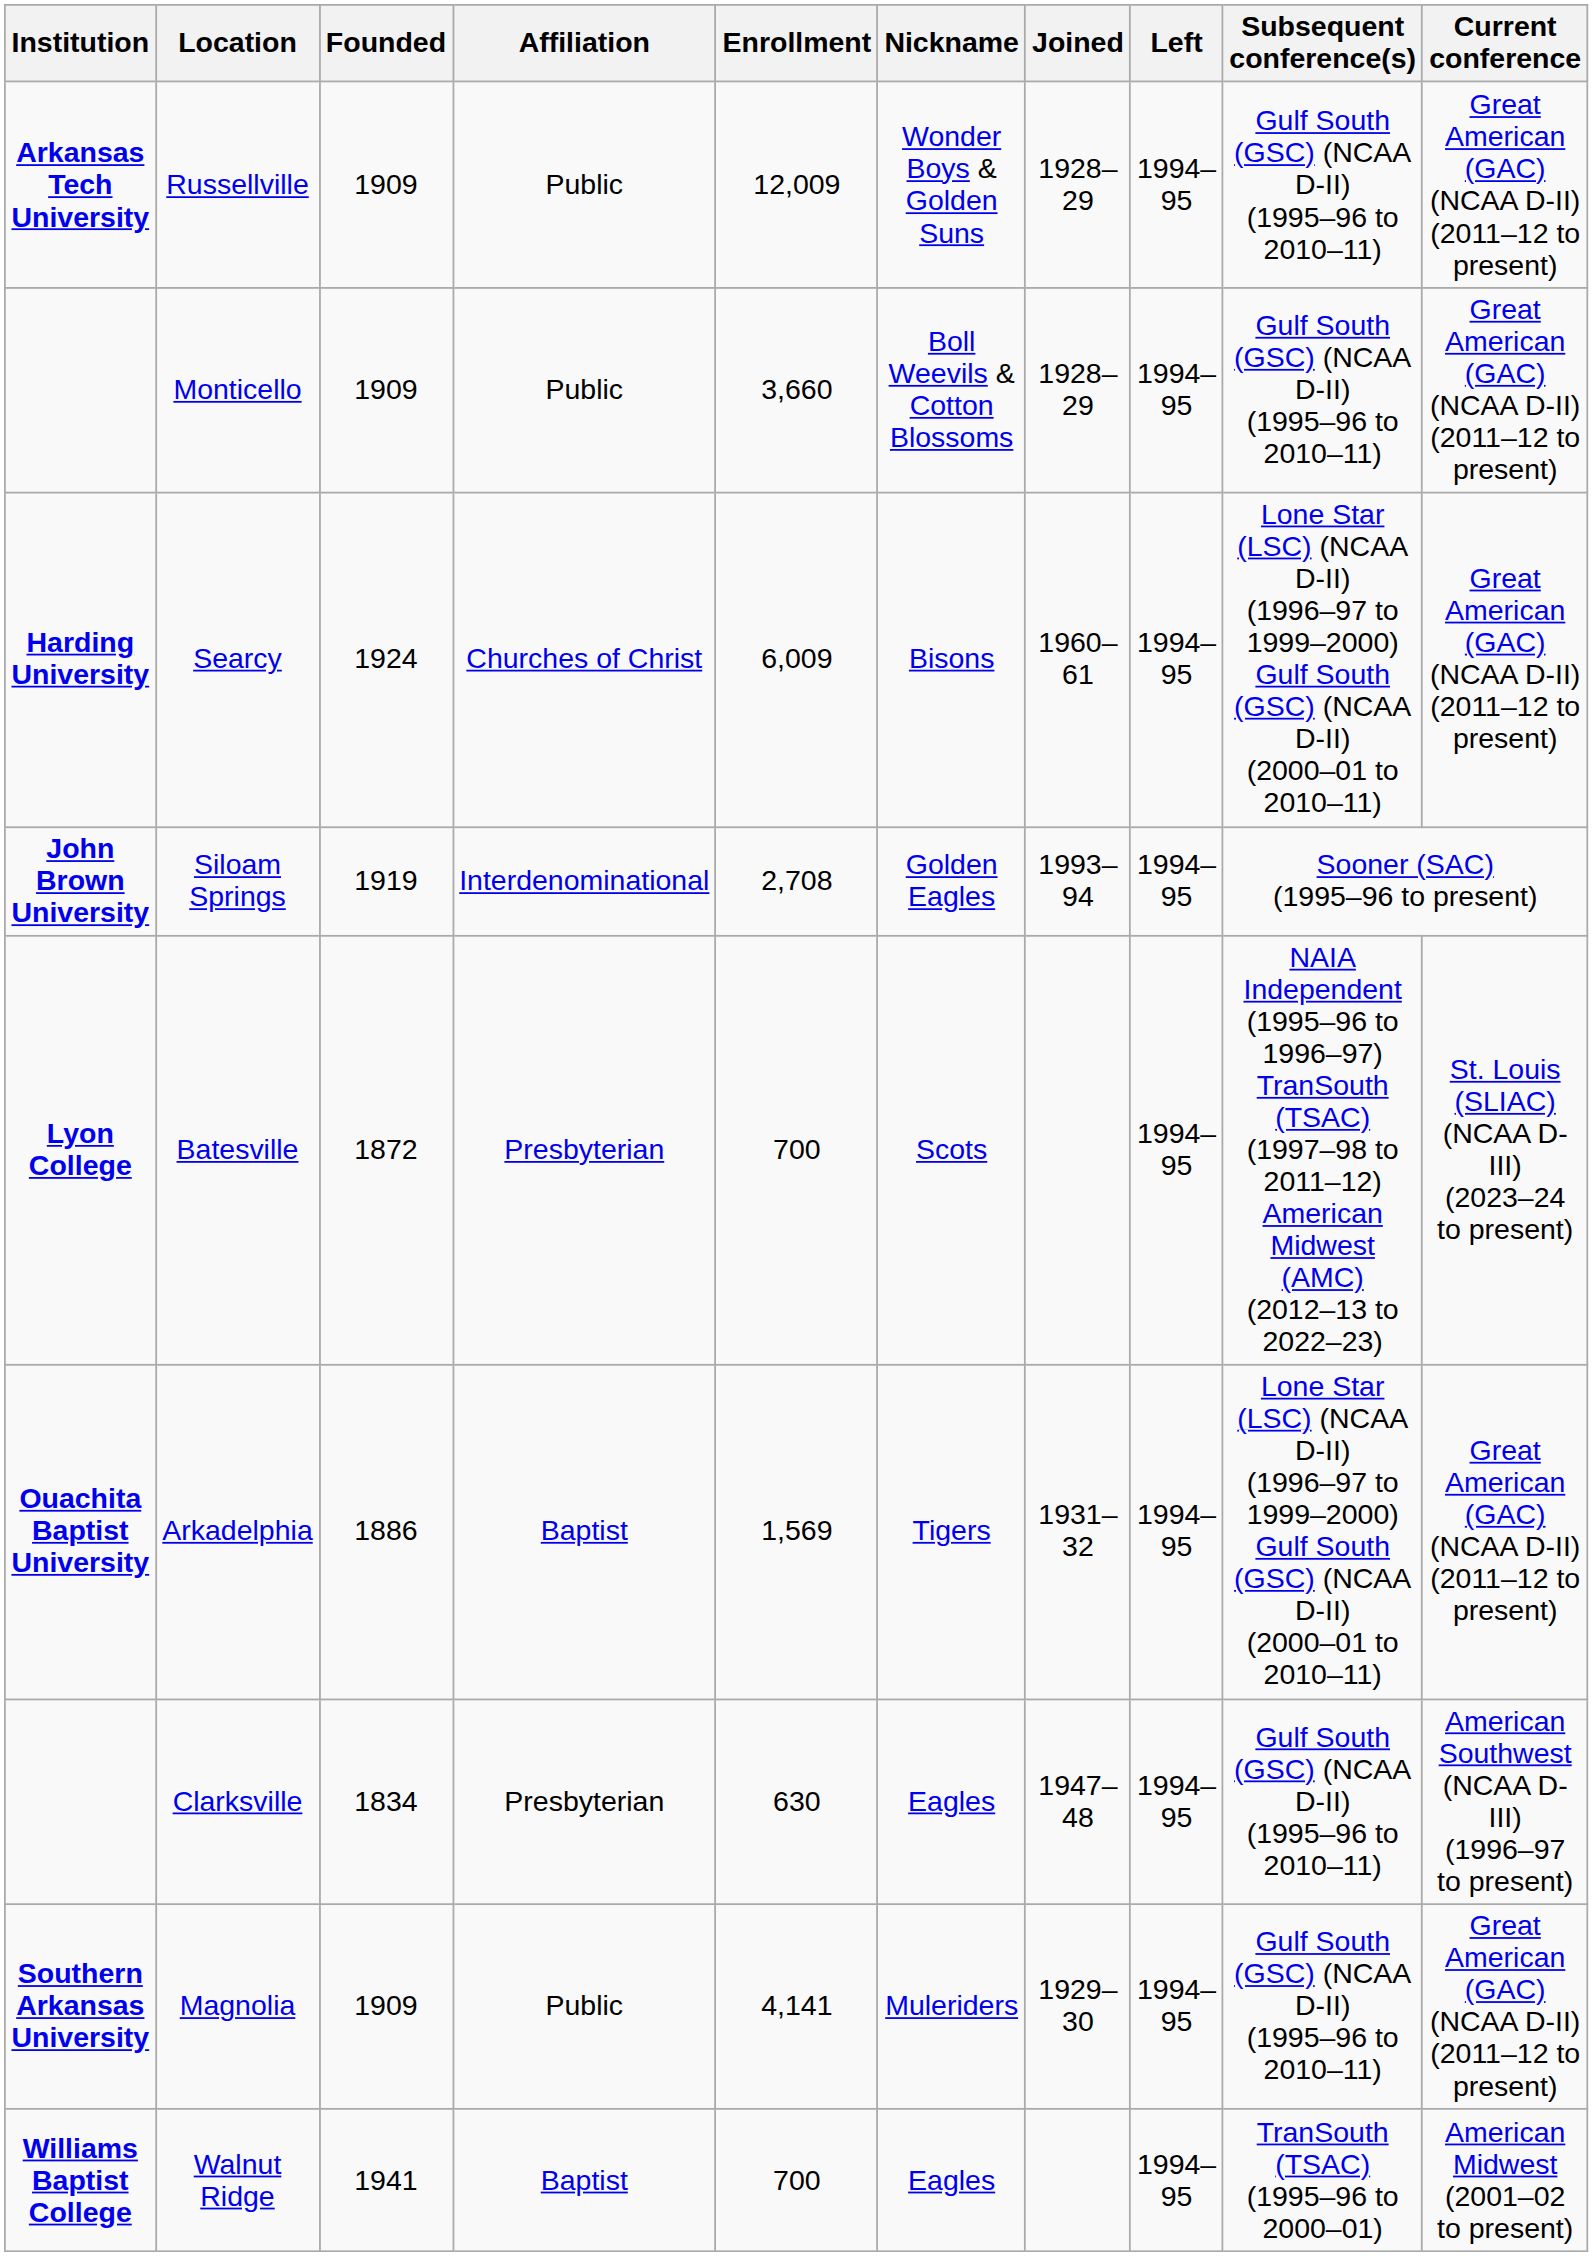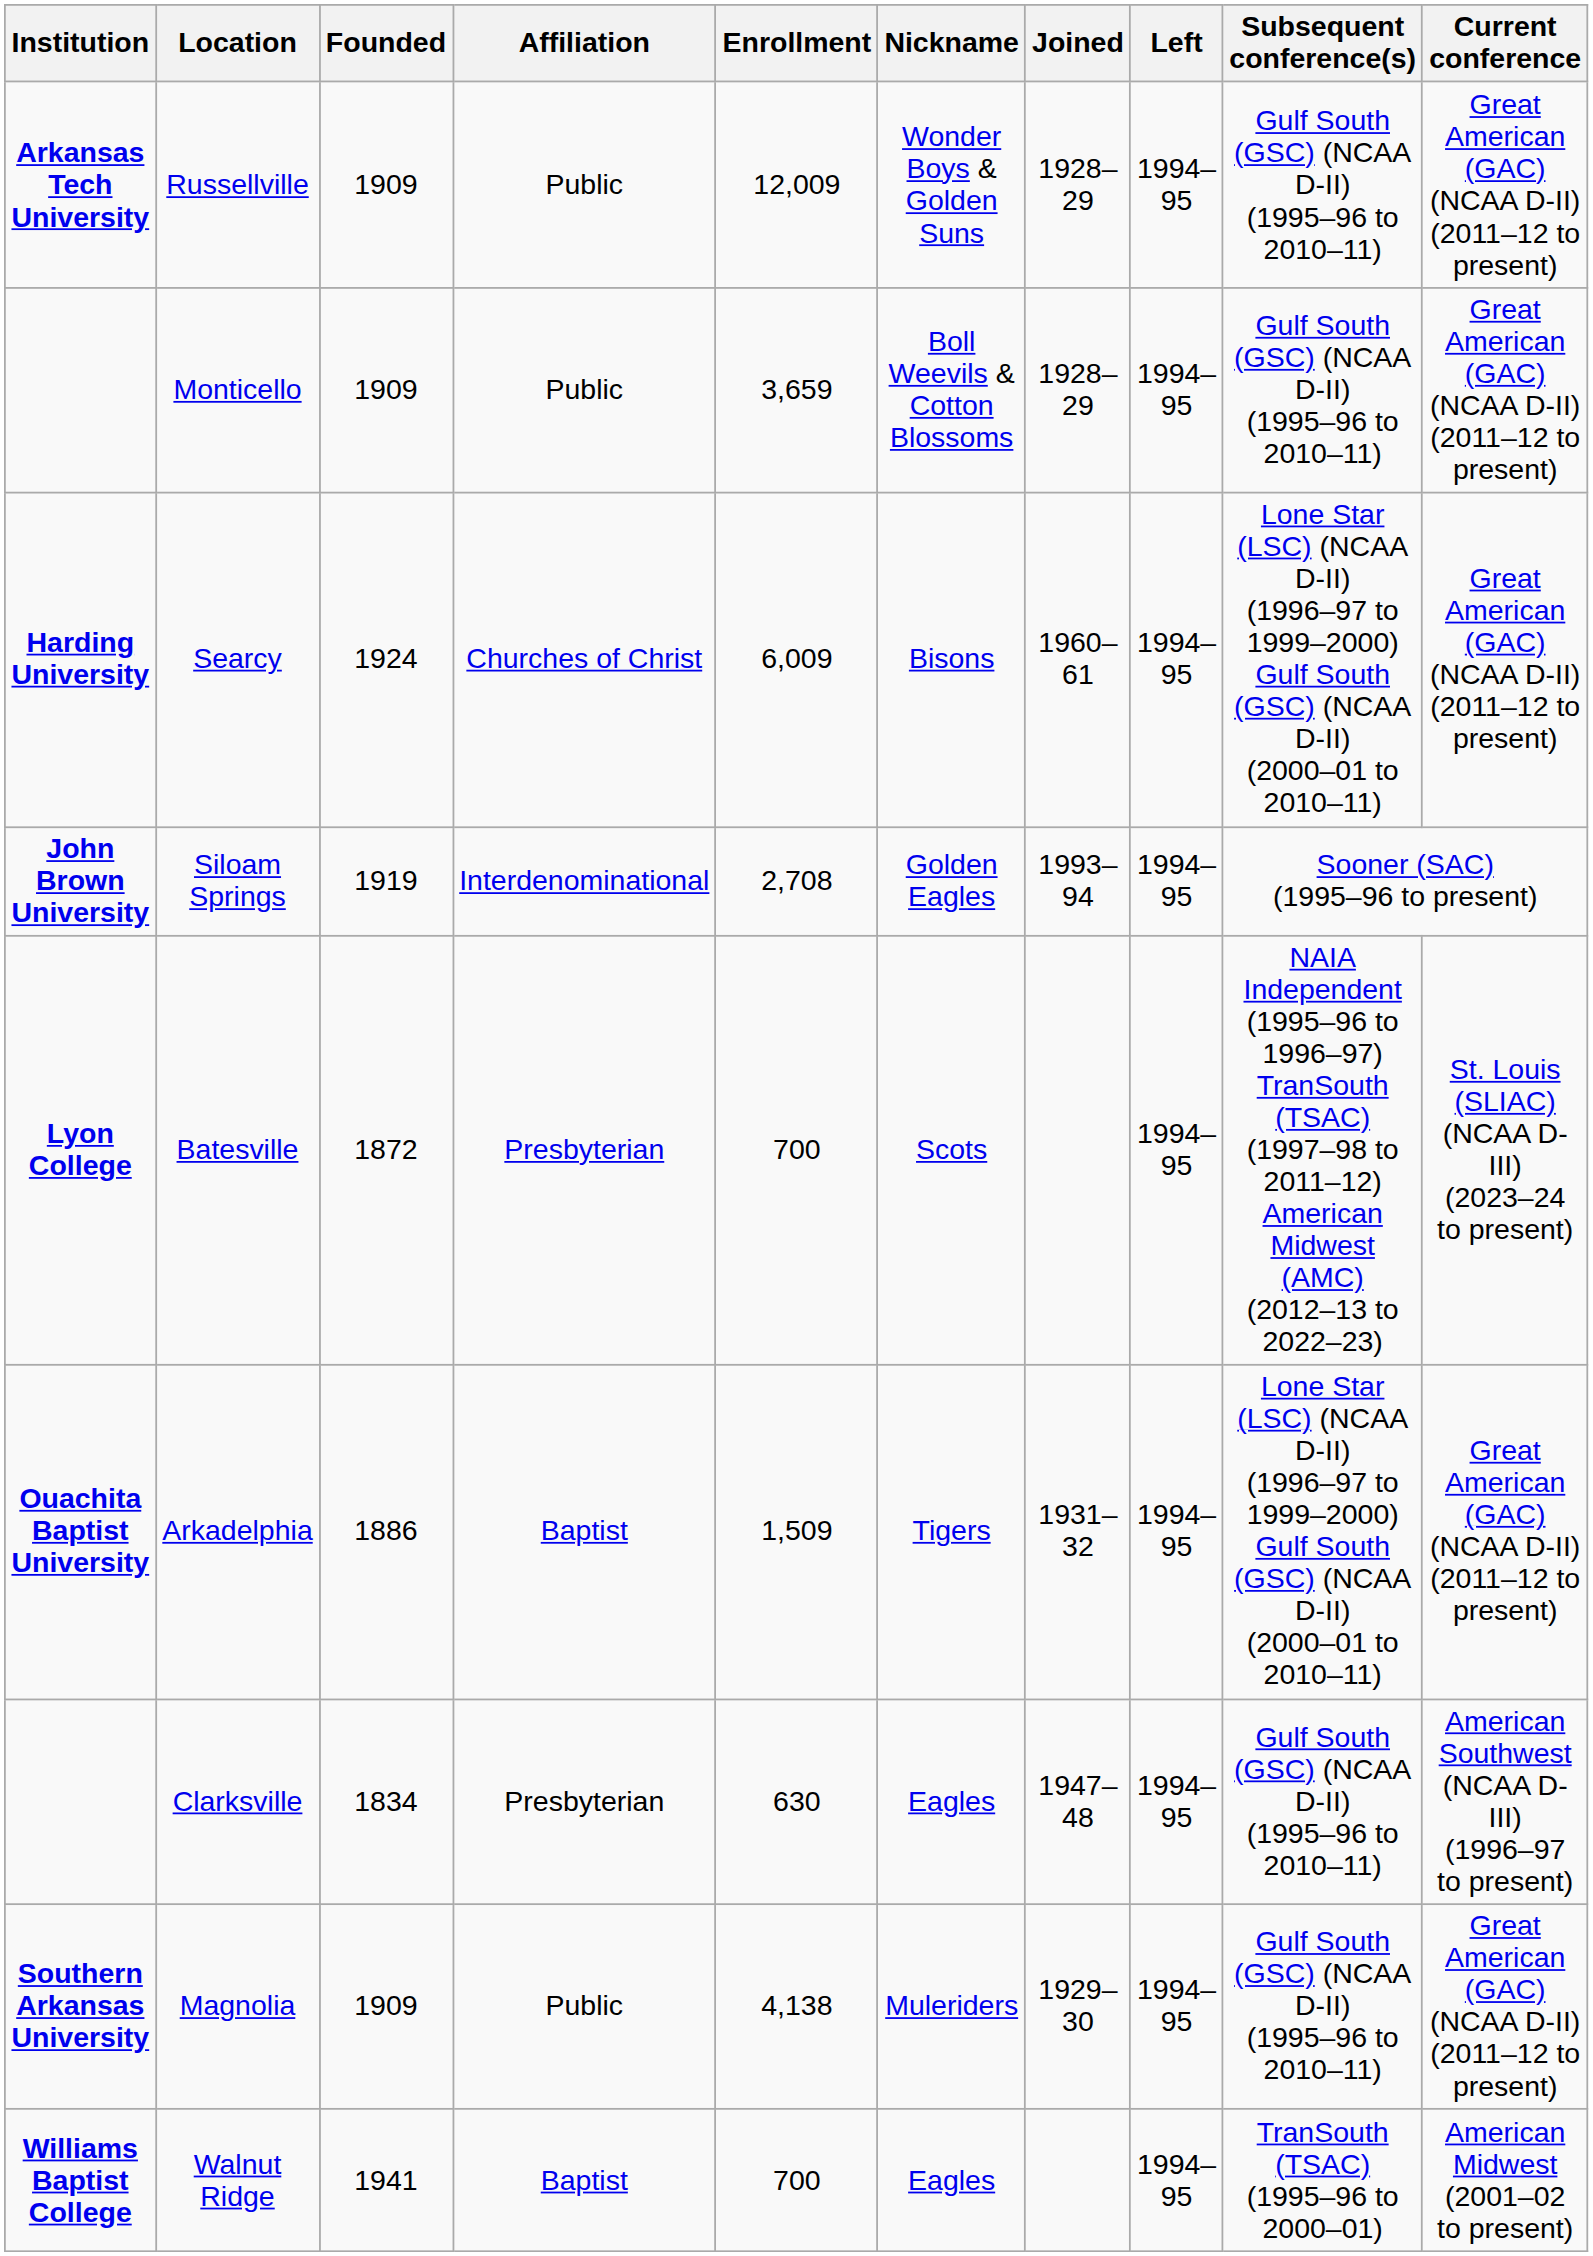(797, 389) 3,660 -> (797, 389) 3,659
(797, 1531) 1,569 -> (797, 1531) 1,509
(797, 2006) 4,141 -> (797, 2006) 4,138
